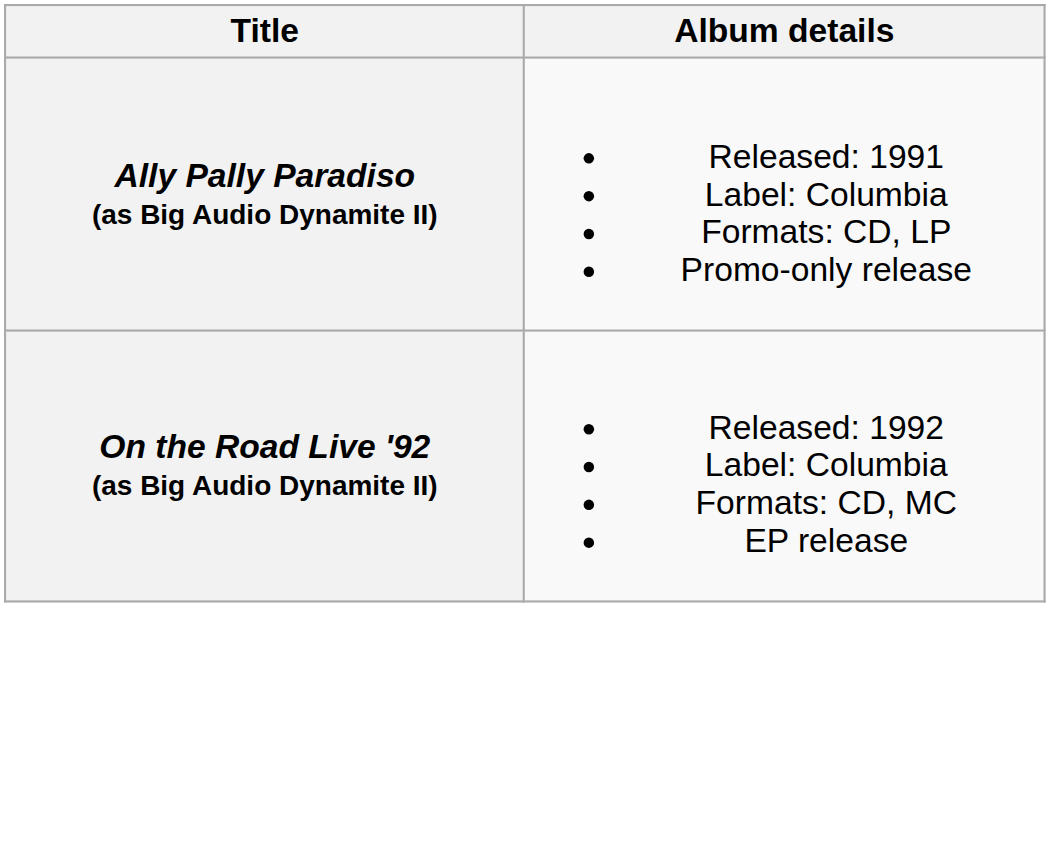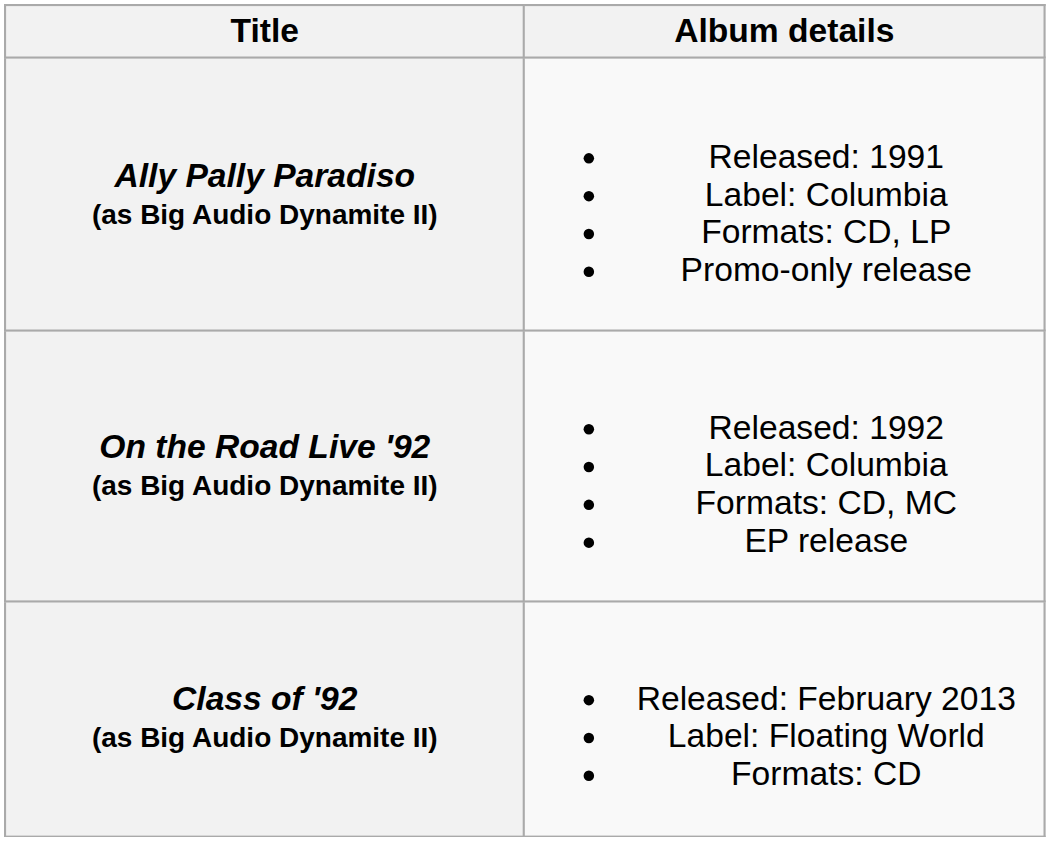+ row: (265, 718)
